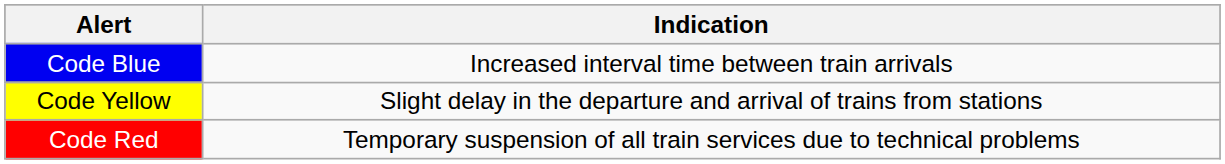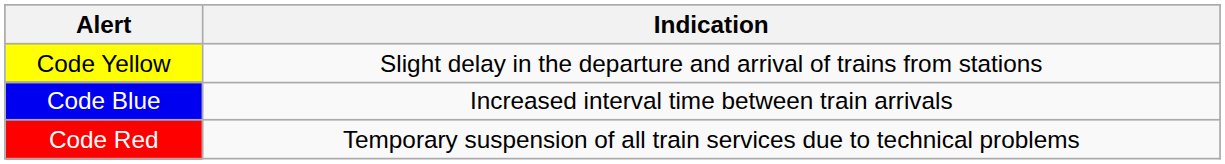rows swapped: (104, 63) <-> (104, 101)
